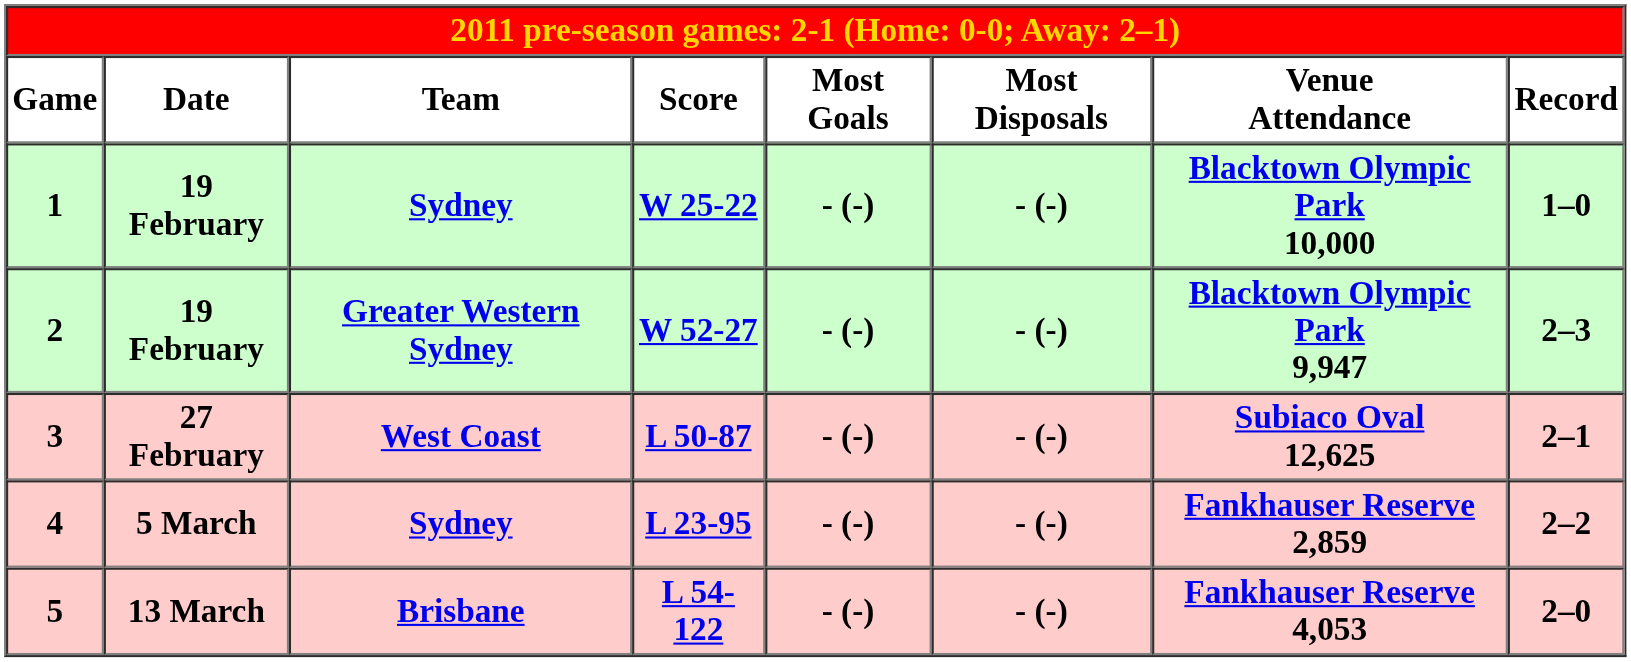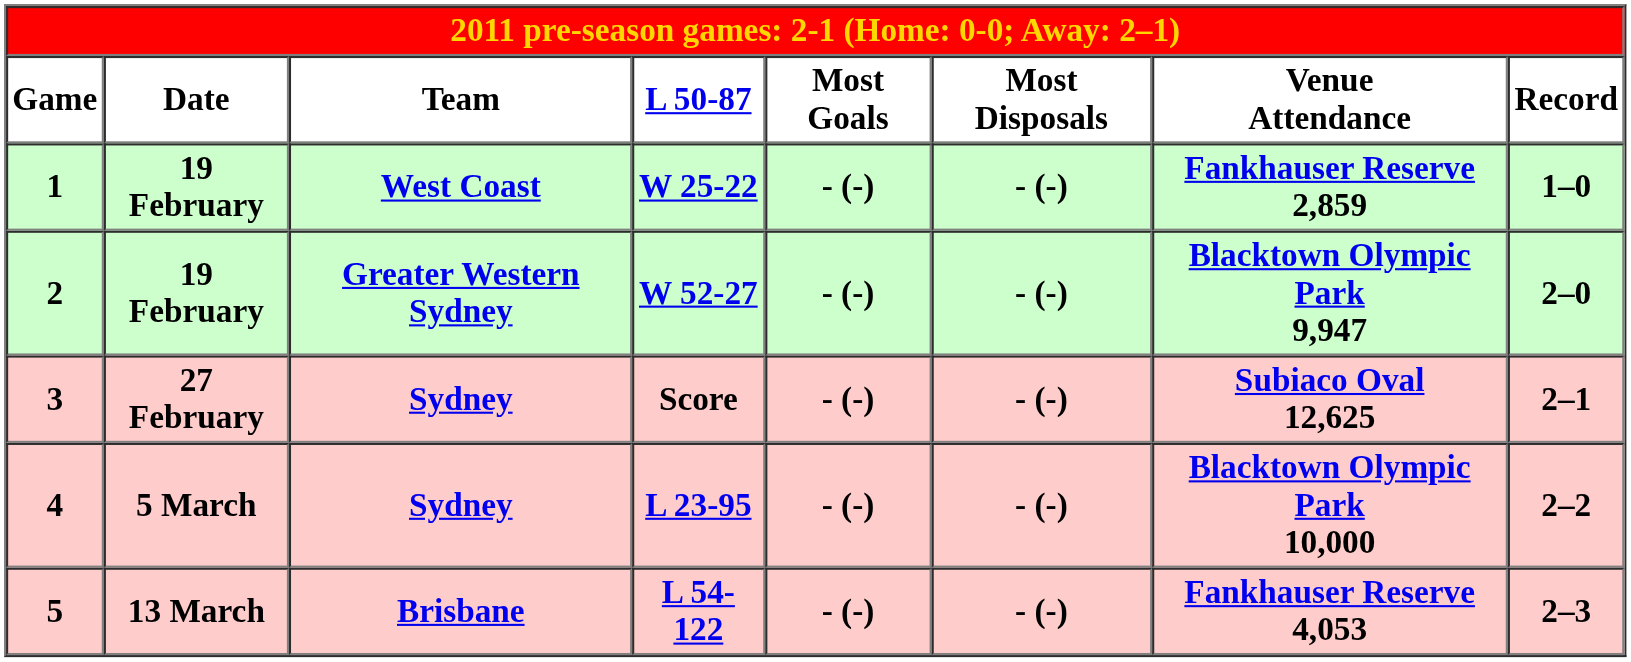(698, 99) Score -> (698, 99) L 50-87
(461, 205) Sydney -> (461, 186) West Coast
(1330, 205) Blacktown Olympic Park 10,000 -> (1330, 186) Fankhauser Reserve 2,859
(1566, 330) 2–3 -> (1566, 292) 2–0
(461, 436) West Coast -> (461, 398) Sydney
(698, 436) L 50-87 -> (698, 398) Score
(1330, 523) Fankhauser Reserve 2,859 -> (1330, 504) Blacktown Olympic Park 10,000
(1566, 610) 2–0 -> (1566, 610) 2–3
